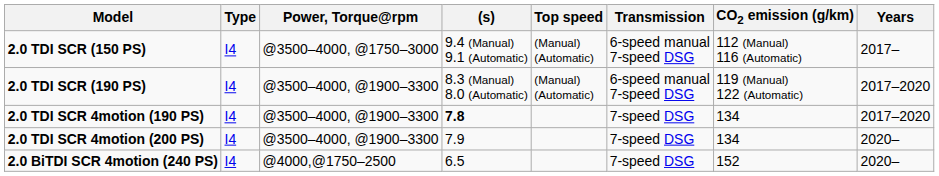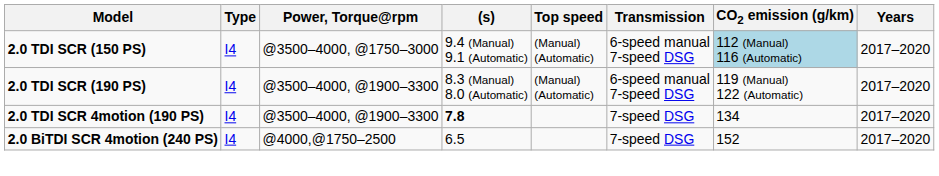(759, 49) no background -> (759, 49) lightblue background
(880, 49) 2017– -> (895, 49) 2017–2020
- row: (106, 139)
(880, 161) 2020– -> (895, 139) 2017–2020
